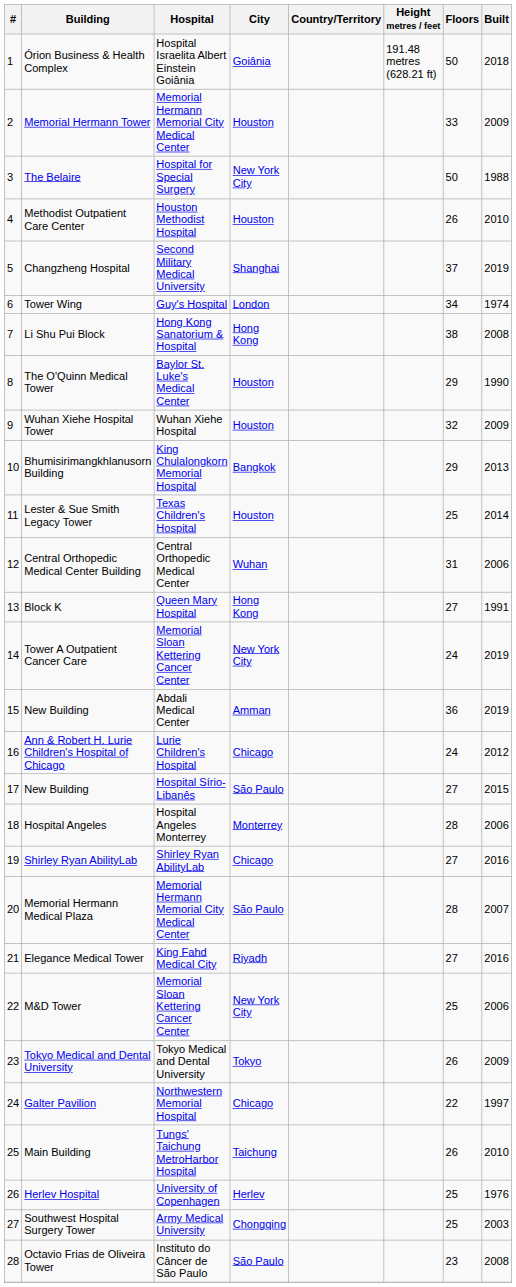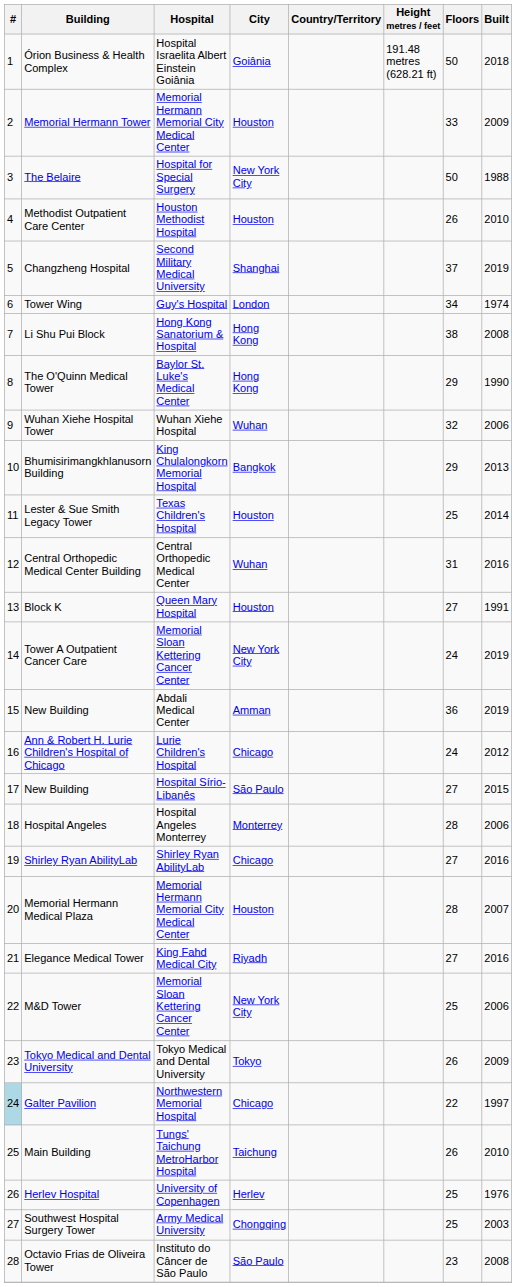(253, 383) Houston -> (246, 383) Hong Kong
(253, 425) Houston -> (250, 425) Wuhan
(497, 425) 2009 -> (497, 425) 2006
(497, 564) 2006 -> (497, 564) 2016
(246, 607) Hong Kong -> (253, 607) Houston
(258, 909) São Paulo -> (253, 909) Houston
(13, 1104) no background -> (13, 1104) lightblue background
